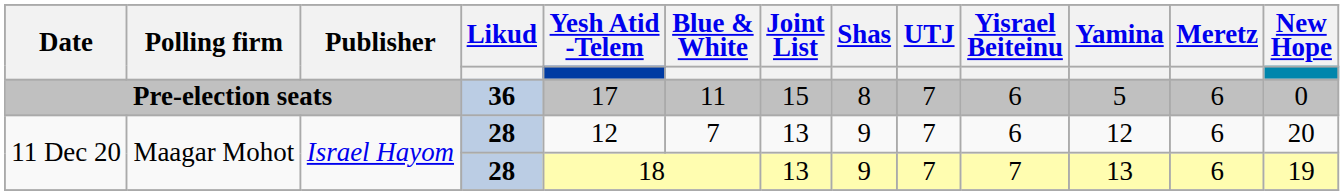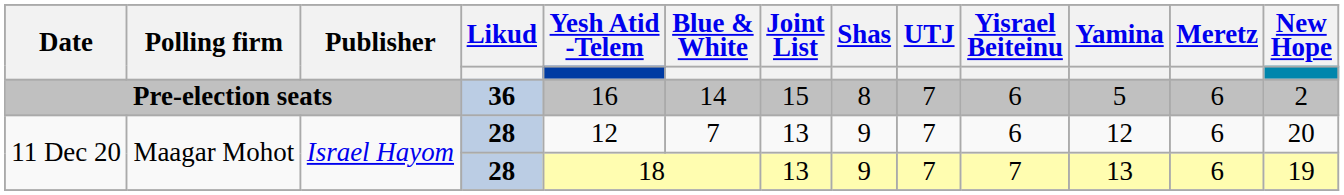(605, 97) 17 -> (605, 97) 16
(713, 97) 11 -> (713, 97) 14
(1301, 97) 0 -> (1301, 97) 2
